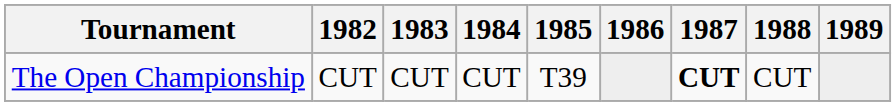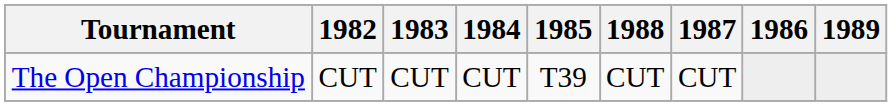columns swapped: (635, 28) <-> (782, 28)
(709, 76) bold -> (707, 76) normal
